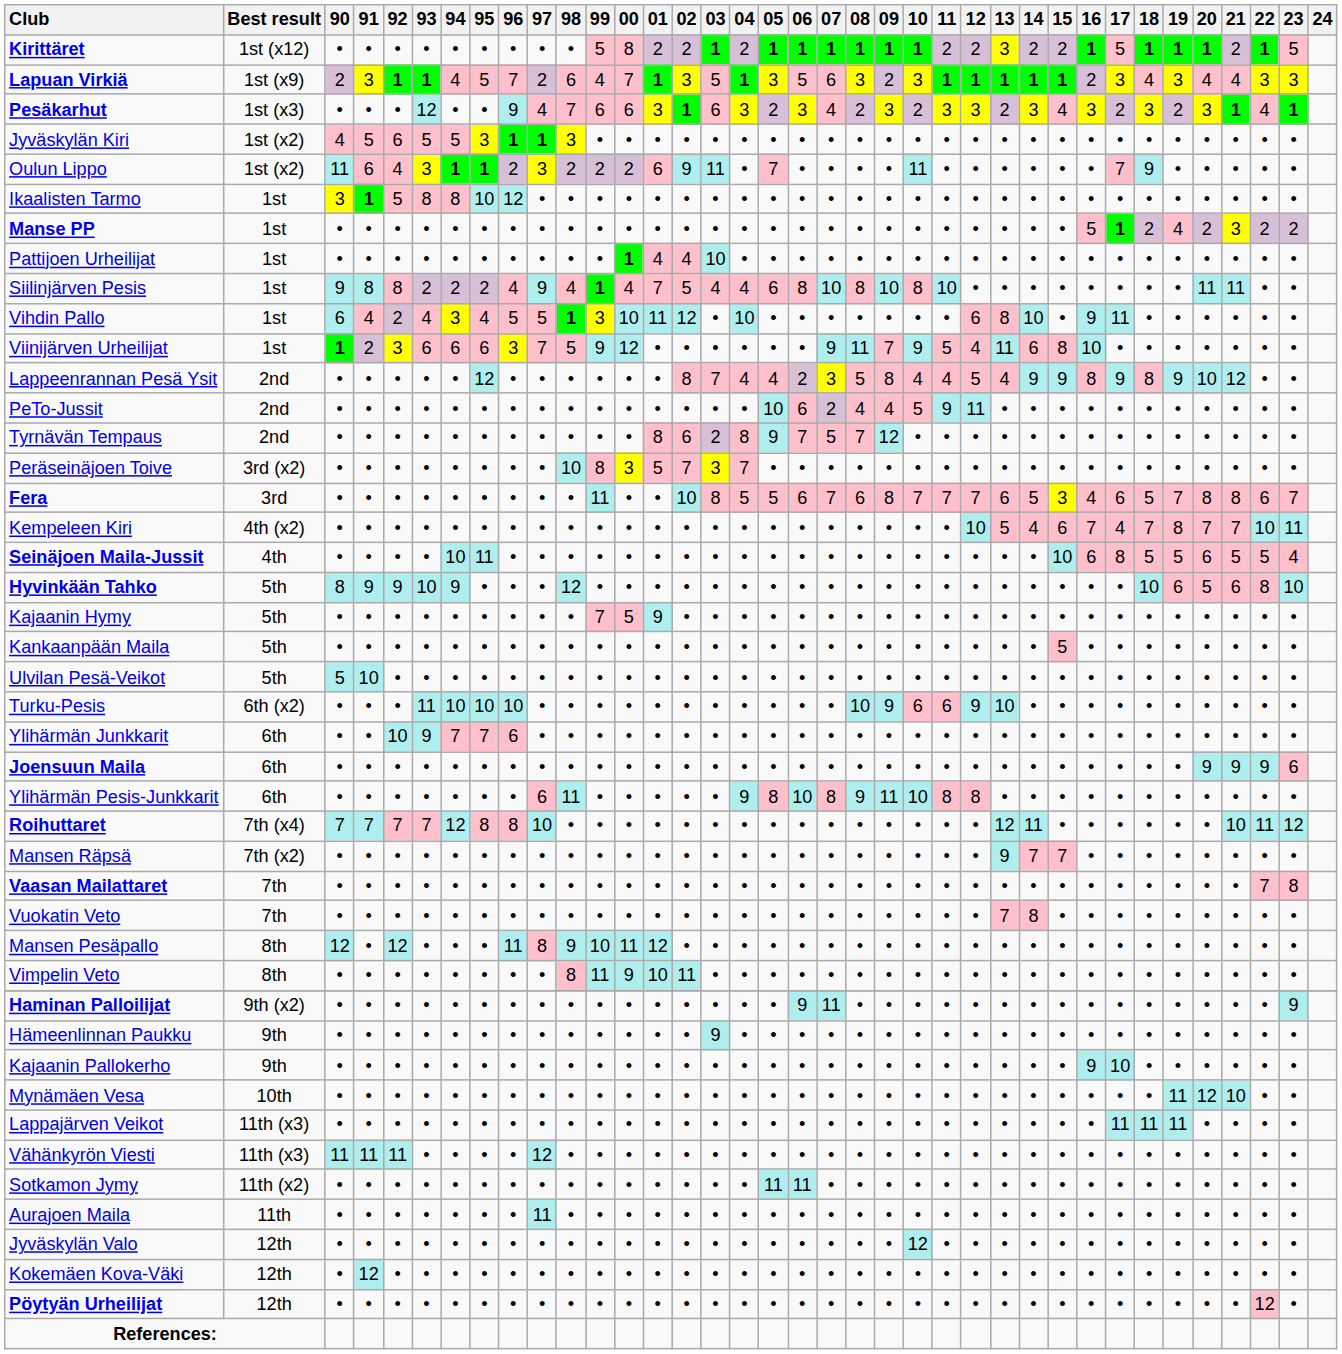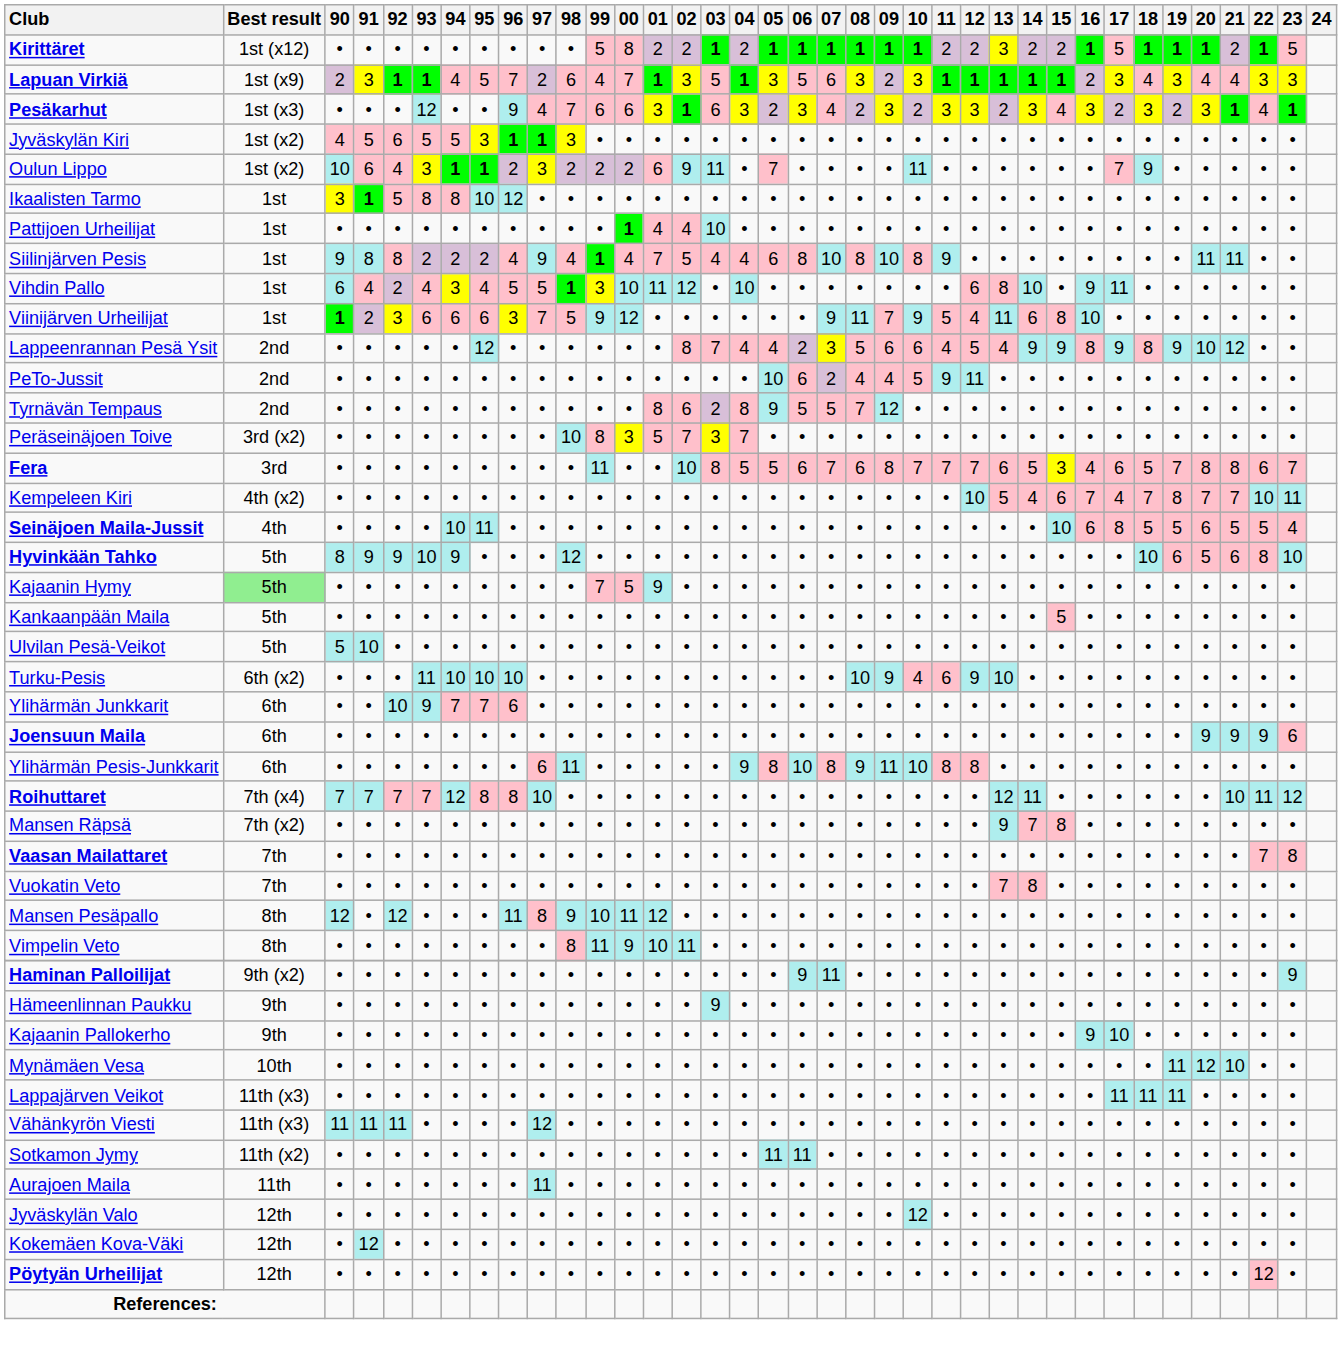(340, 169) 11 -> (340, 169) 10
- row: (52, 229)
(947, 289) 10 -> (946, 259) 9
(889, 378) 8 -> (889, 348) 6
(918, 378) 4 -> (918, 348) 6
(802, 438) 7 -> (802, 408) 5
(274, 617) no background -> (274, 587) lightgreen background
(918, 707) 6 -> (918, 677) 4
(1062, 856) 7 -> (1061, 826) 8
